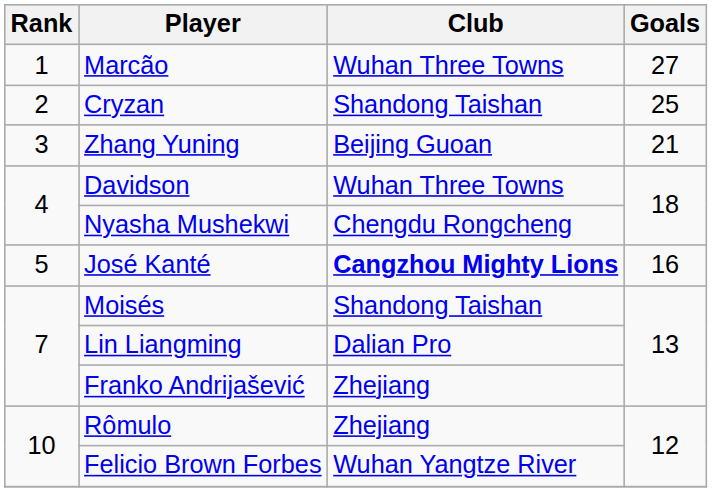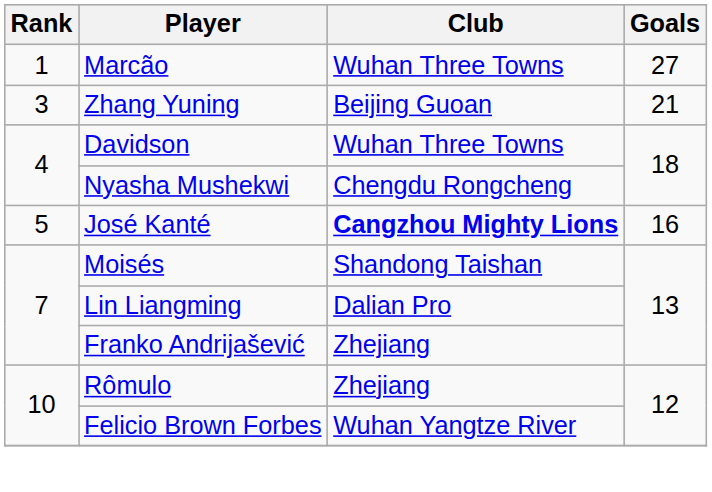- row: (124, 104)
